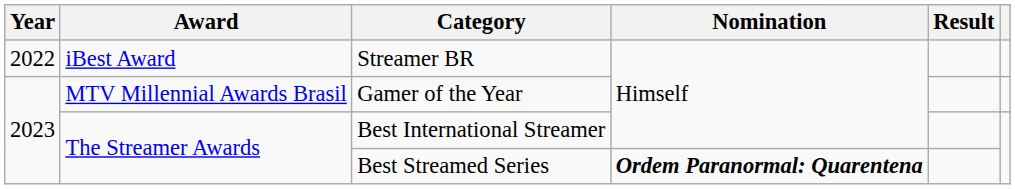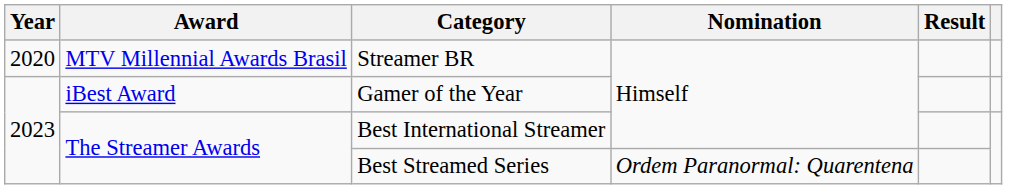(32, 58) 2022 -> (32, 58) 2020
(120, 58) iBest Award -> (206, 58) MTV Millennial Awards Brasil
(206, 93) MTV Millennial Awards Brasil -> (120, 93) iBest Award
(769, 165) bold -> (765, 165) normal
